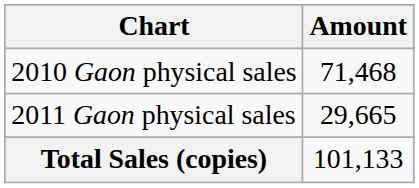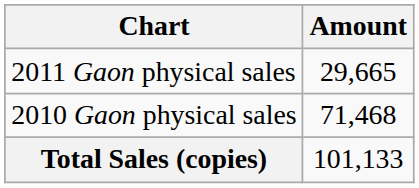rows swapped: (154, 70) <-> (153, 114)
